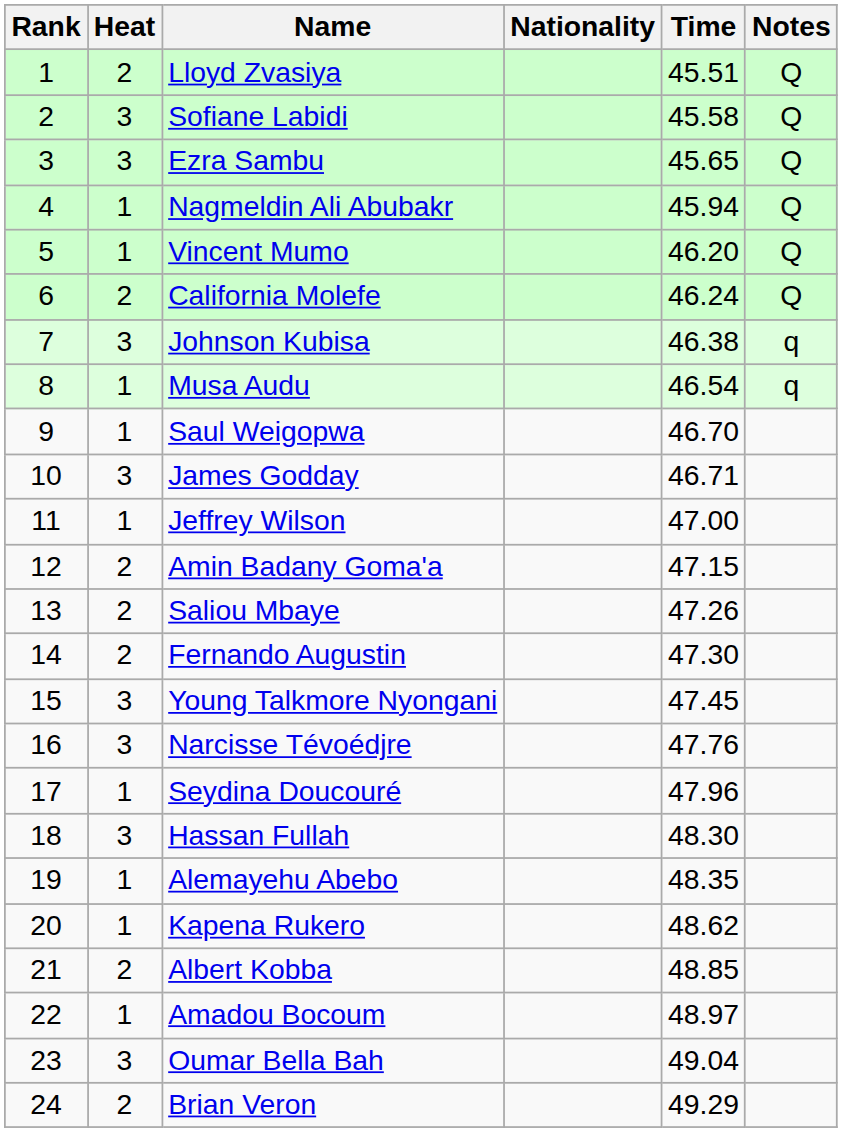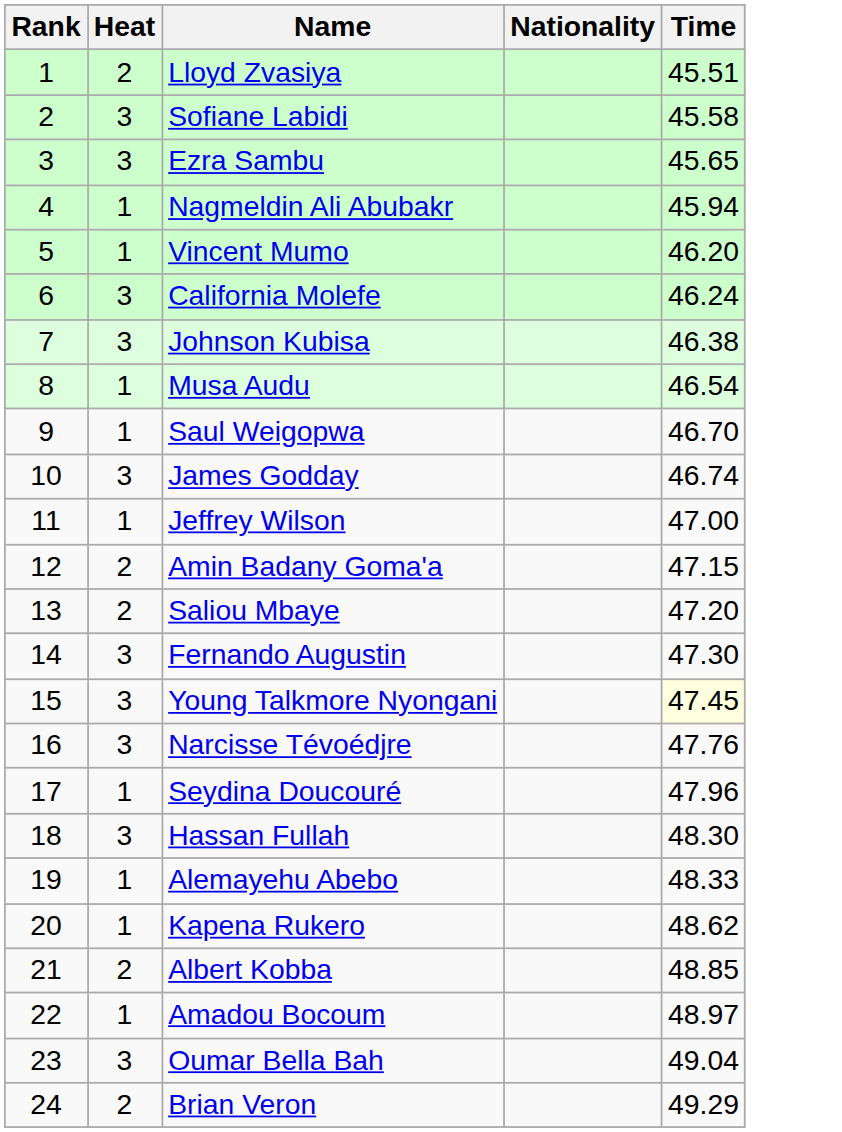- column: (791, 26)
(124, 296) 2 -> (124, 296) 3
(704, 476) 46.71 -> (704, 476) 46.74
(704, 610) 47.26 -> (704, 610) 47.20
(124, 655) 2 -> (124, 655) 3
(704, 700) no background -> (704, 700) lightyellow background
(704, 880) 48.35 -> (704, 880) 48.33
